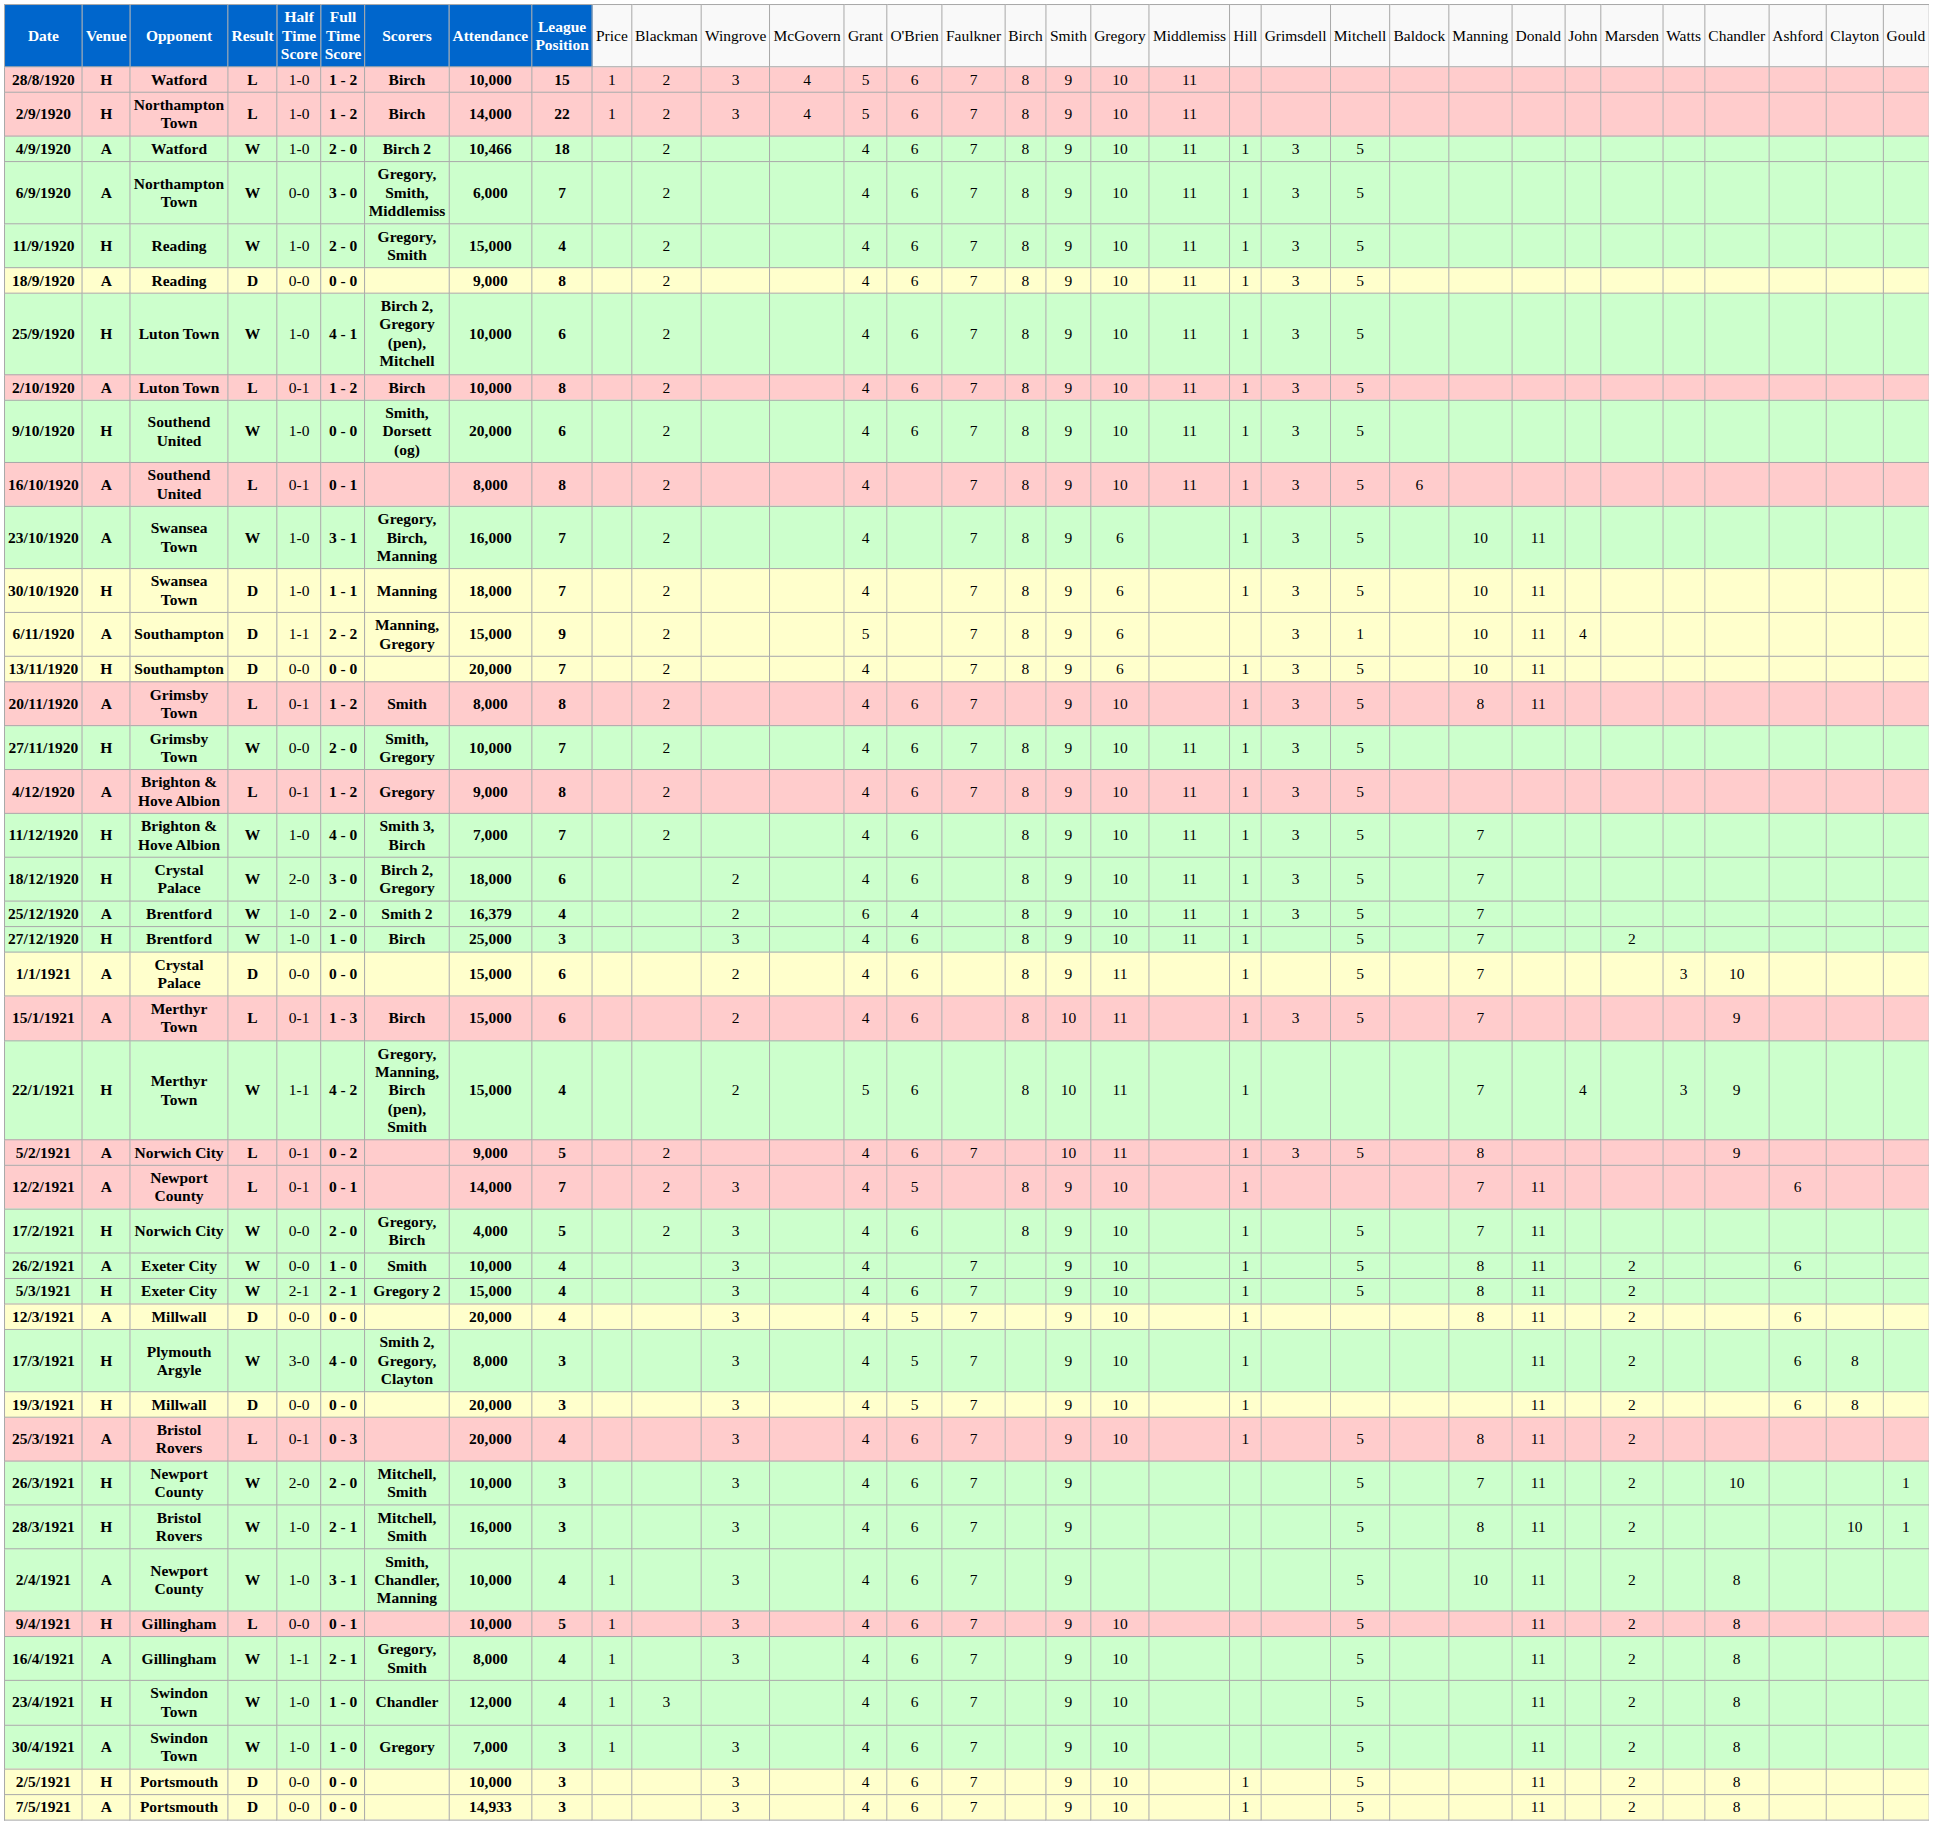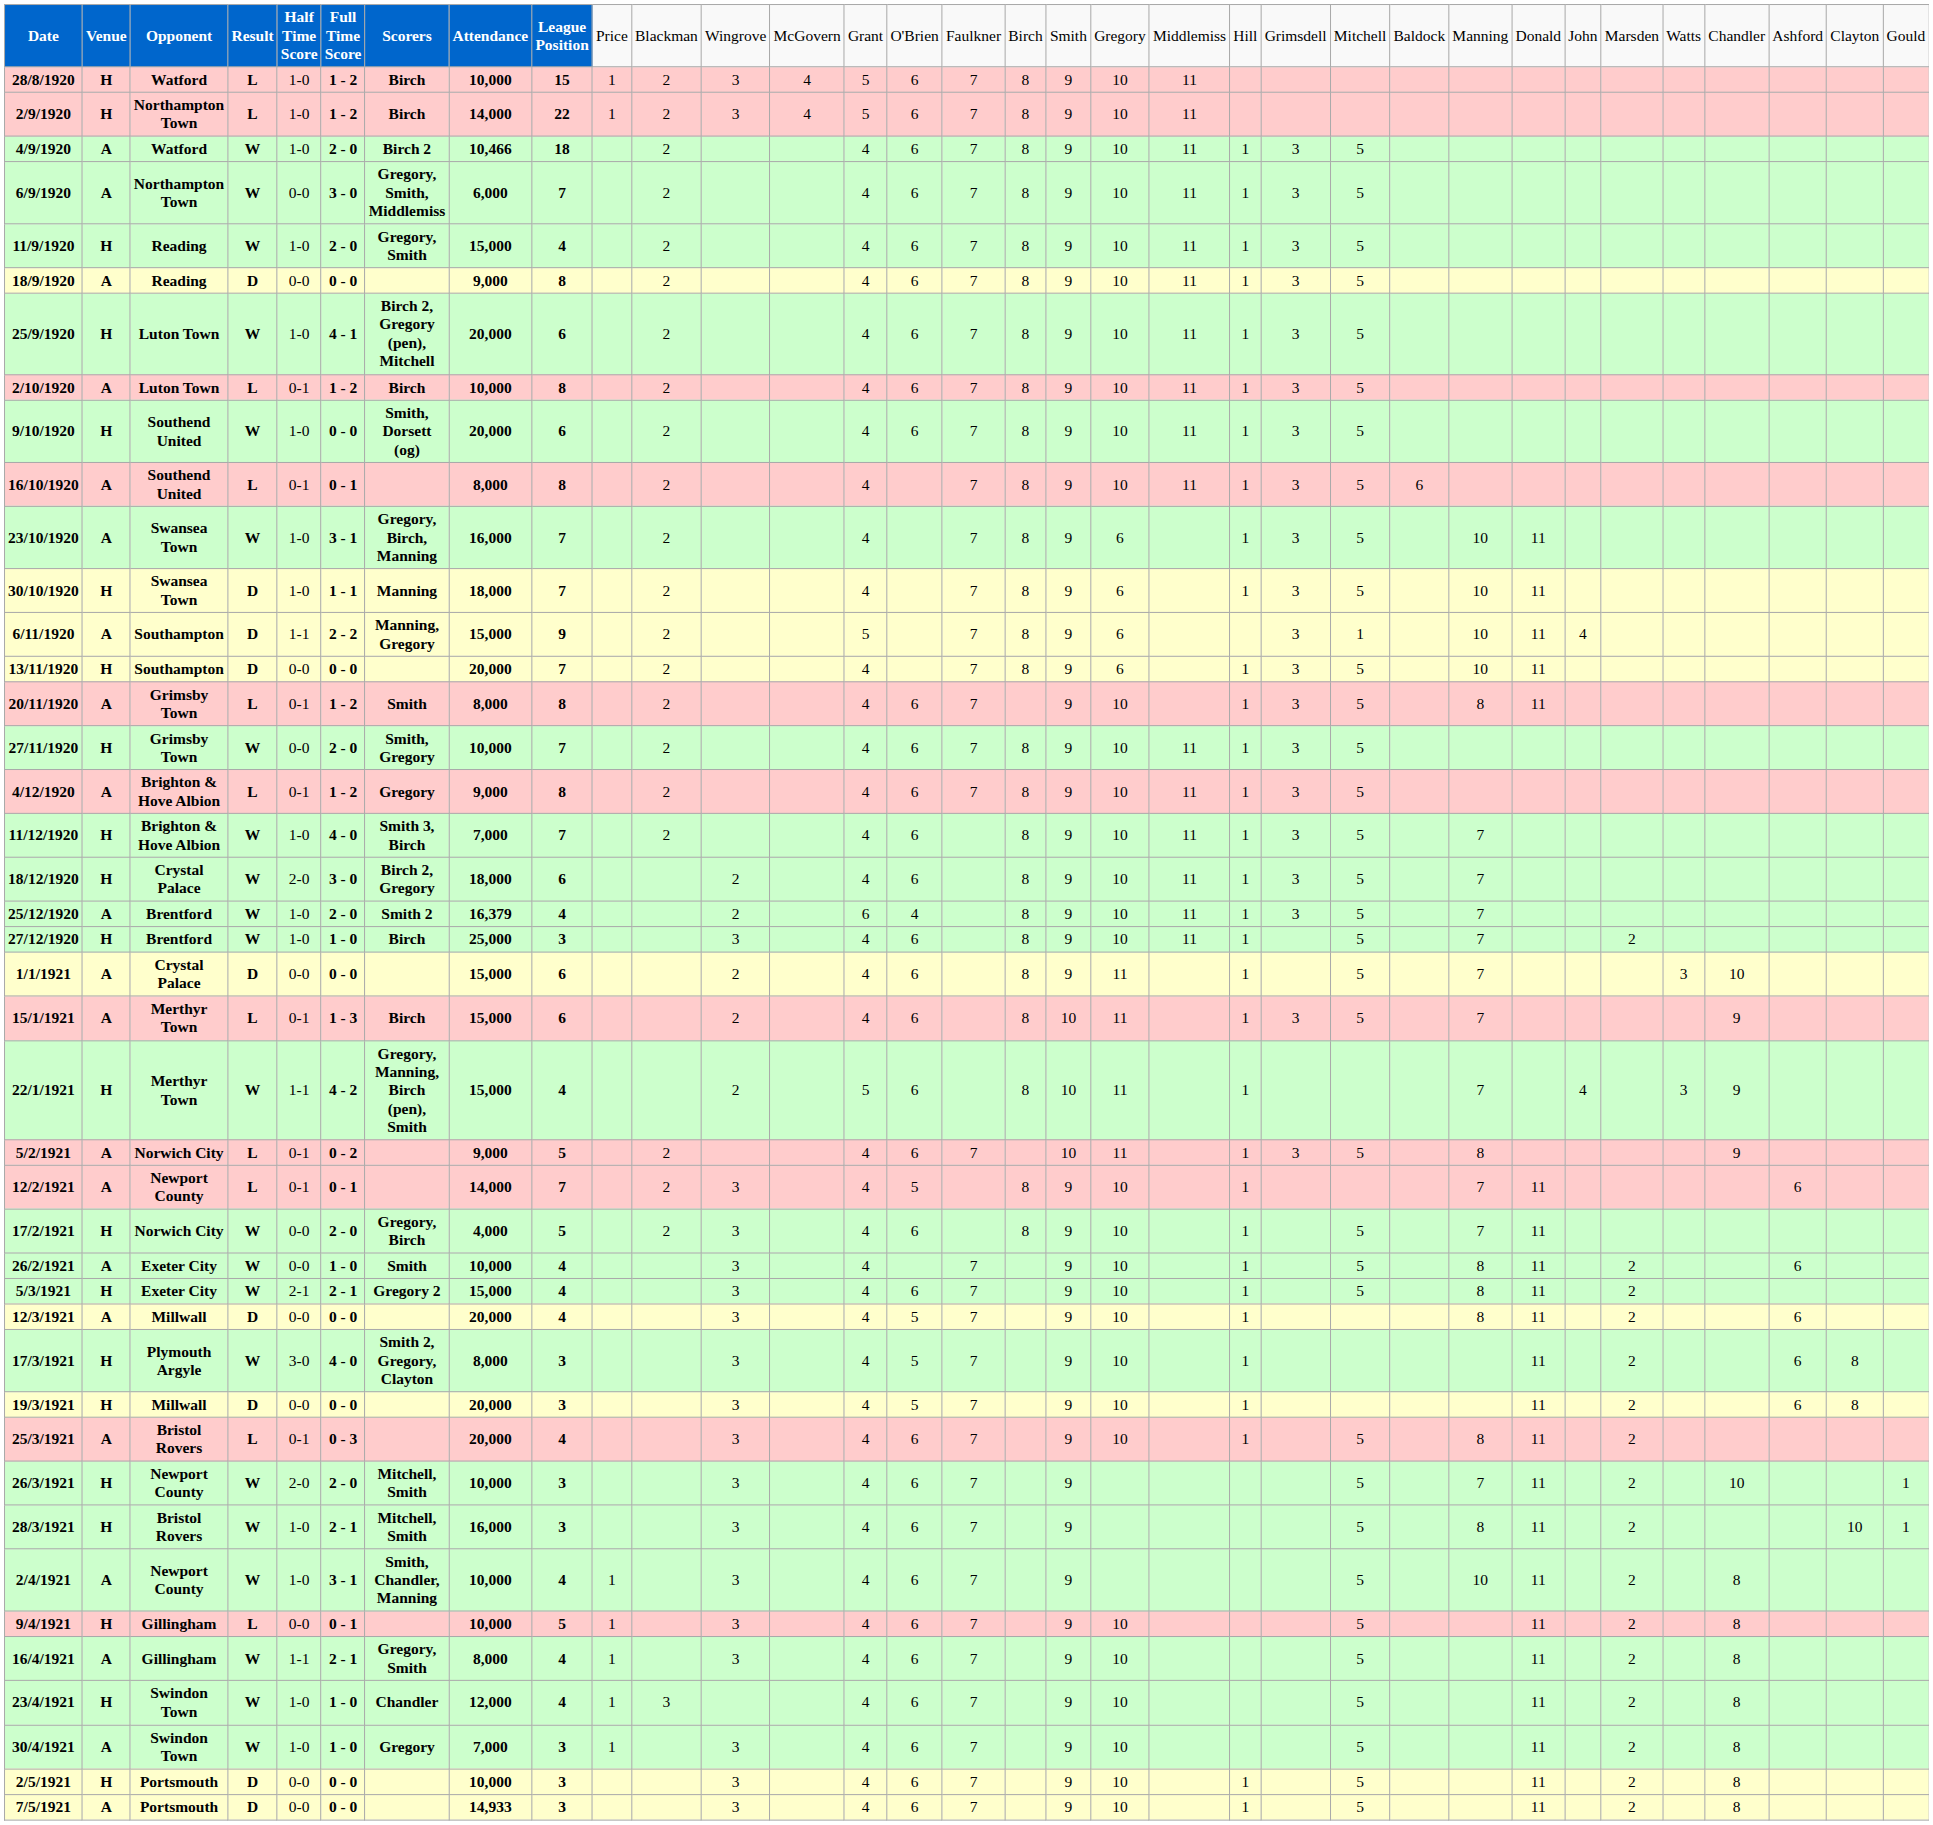(490, 334) 10,000 -> (490, 334) 20,000
